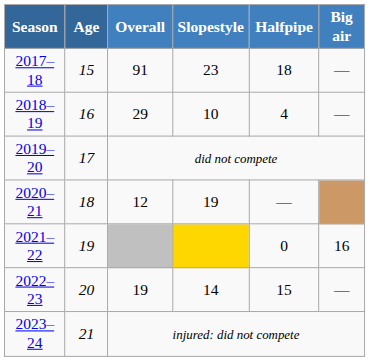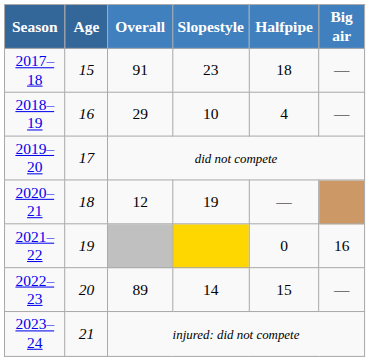(140, 290) 19 -> (140, 290) 89
